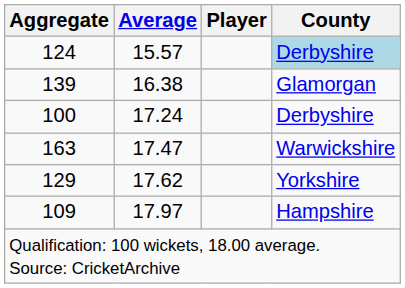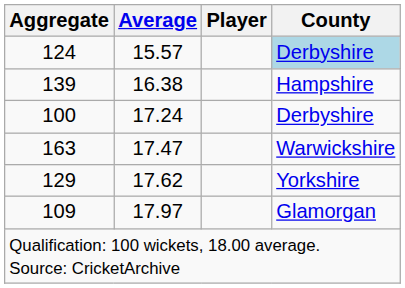(326, 84) Glamorgan -> (325, 84) Hampshire
(325, 212) Hampshire -> (326, 212) Glamorgan
